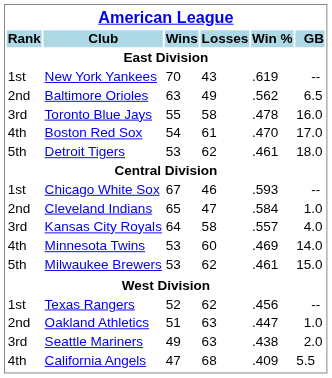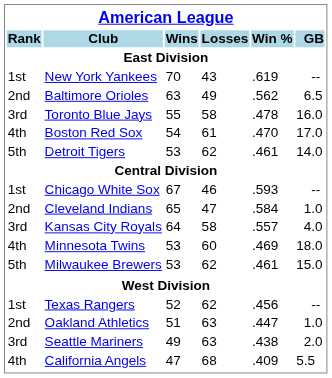(309, 152) 18.0 -> (309, 152) 14.0
(309, 246) 14.0 -> (309, 246) 18.0
